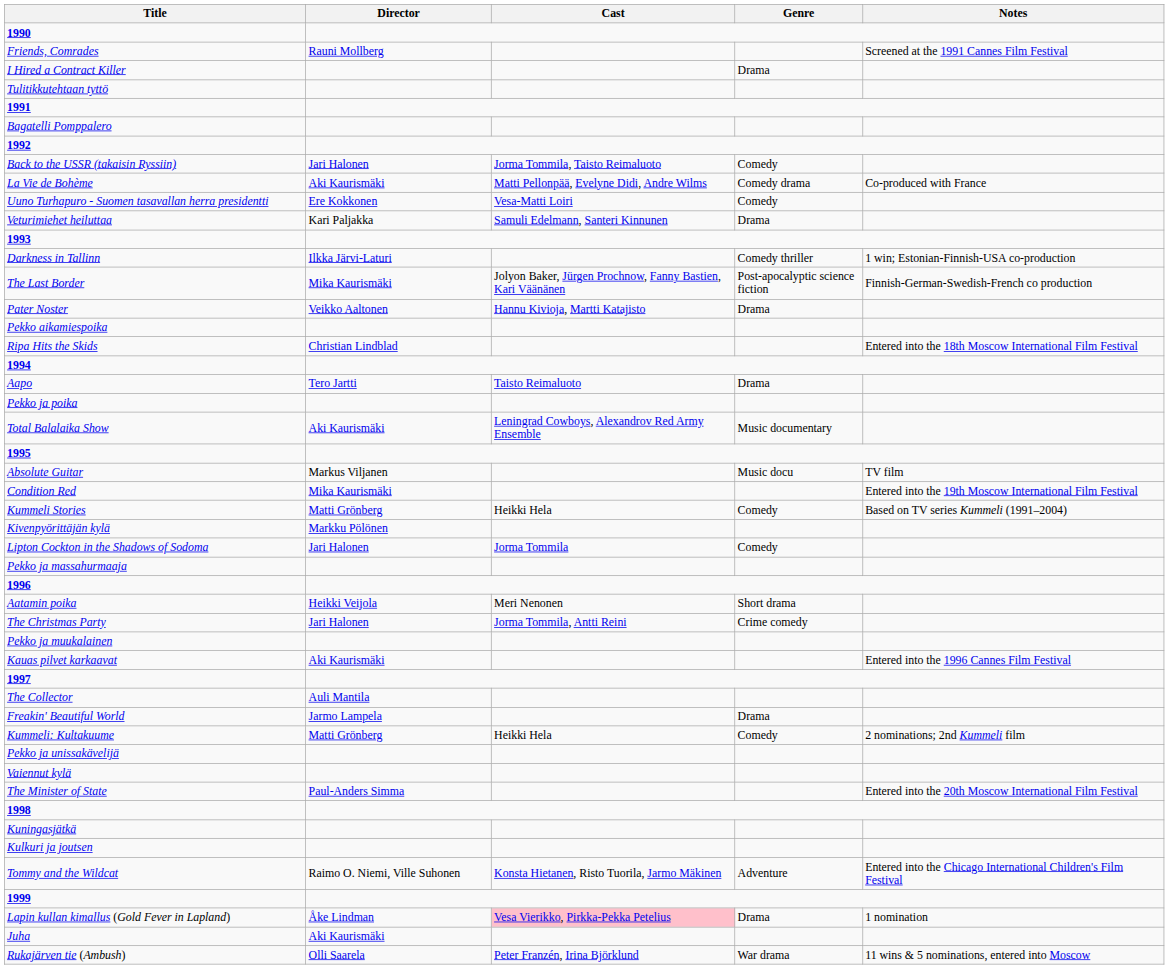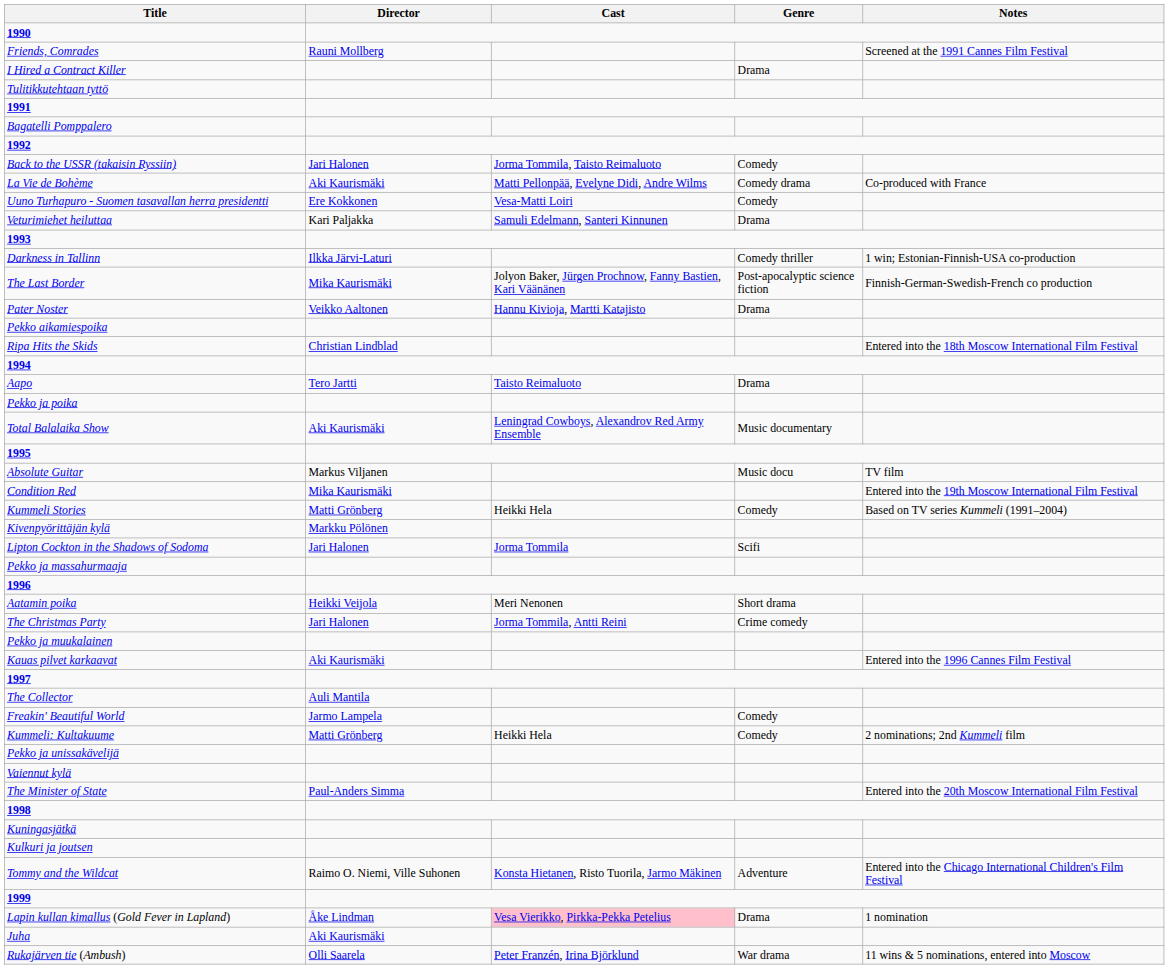(758, 547) Comedy -> (749, 547) Scifi
(754, 716) Drama -> (758, 716) Comedy
